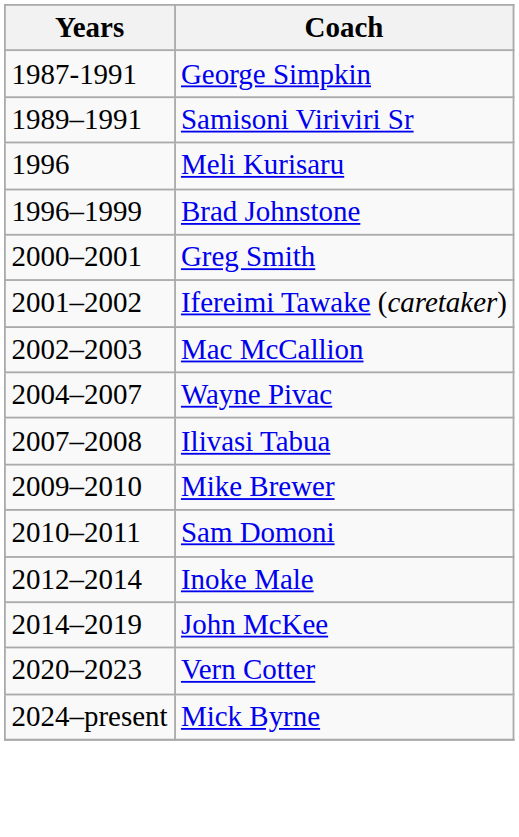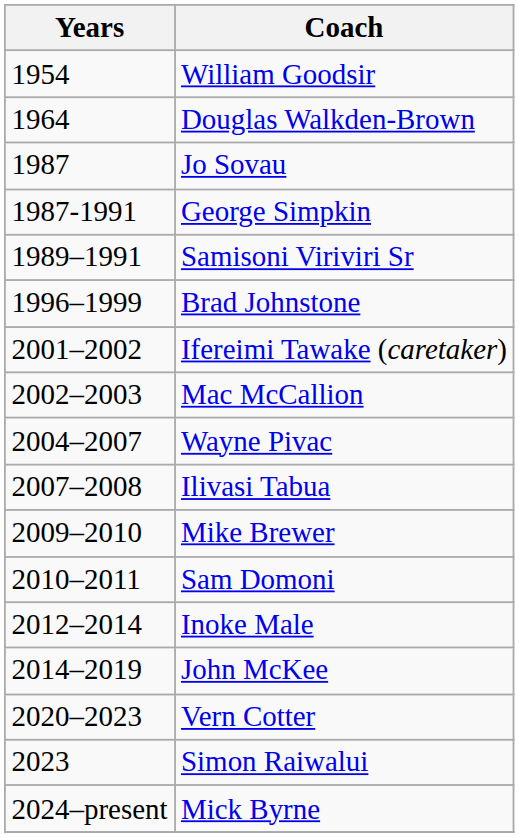+ row: (278, 73)
+ row: (328, 119)
+ row: (234, 165)
- row: (263, 165)
- row: (248, 257)
+ row: (275, 762)
